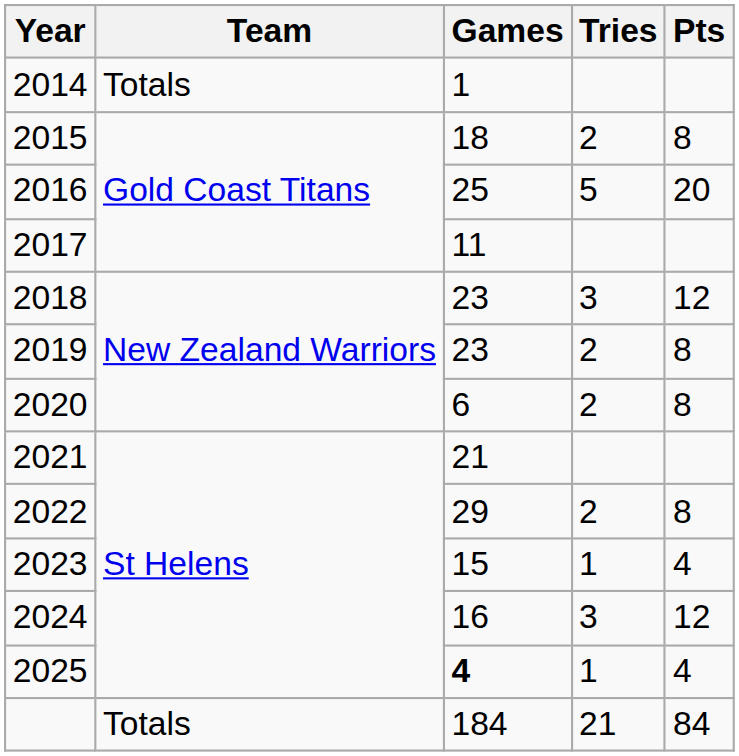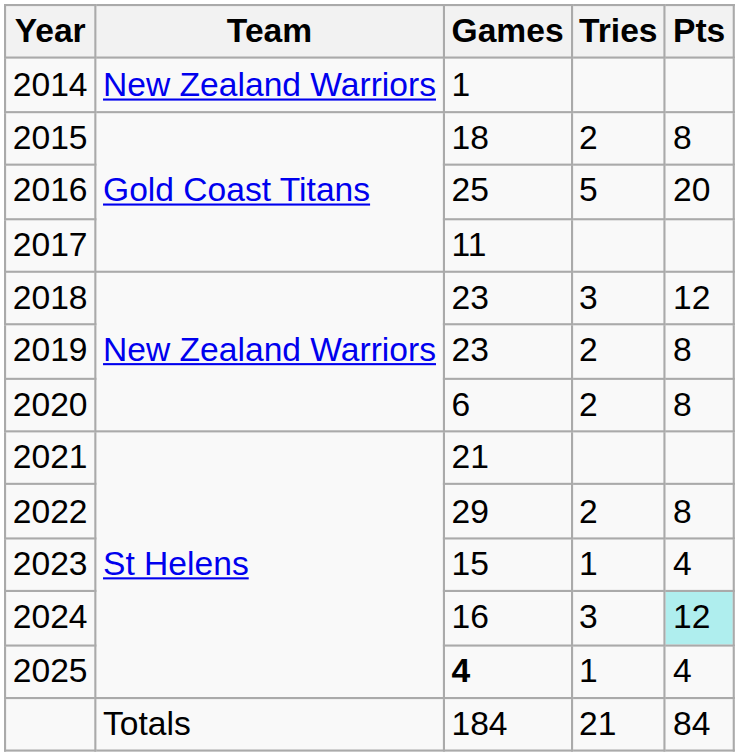(147, 84) Totals -> (270, 84) New Zealand Warriors
(692, 617) no background -> (692, 617) paleturquoise background
